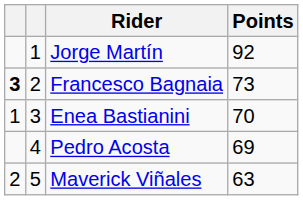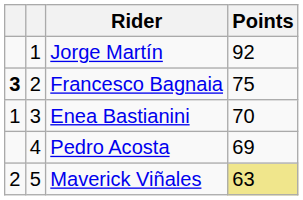(243, 84) 73 -> (243, 84) 75
(243, 180) no background -> (243, 180) khaki background
